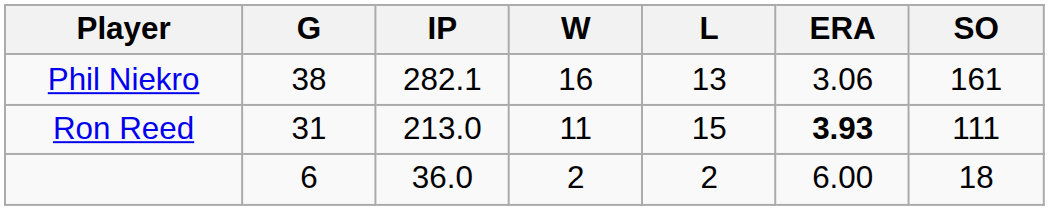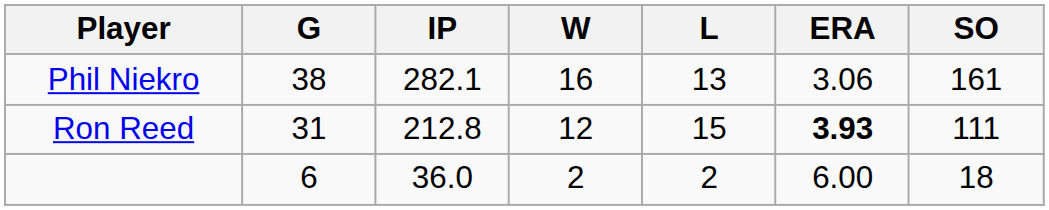(442, 128) 213.0 -> (442, 128) 212.8
(576, 128) 11 -> (576, 128) 12
